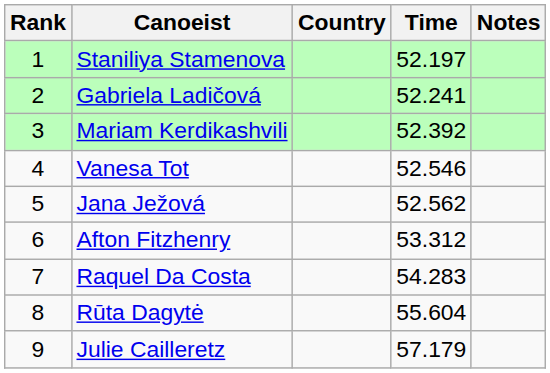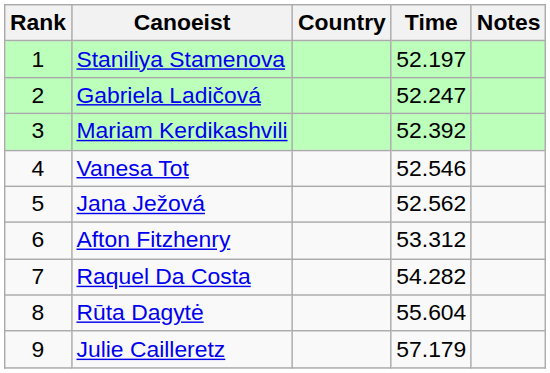(431, 95) 52.241 -> (431, 95) 52.247
(431, 276) 54.283 -> (431, 276) 54.282
